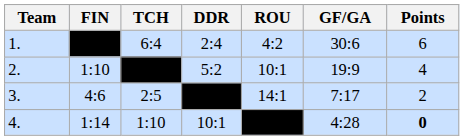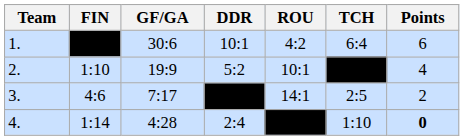columns swapped: (151, 17) <-> (345, 17)
(211, 43) 2:4 -> (234, 43) 10:1
(211, 122) 10:1 -> (234, 122) 2:4
